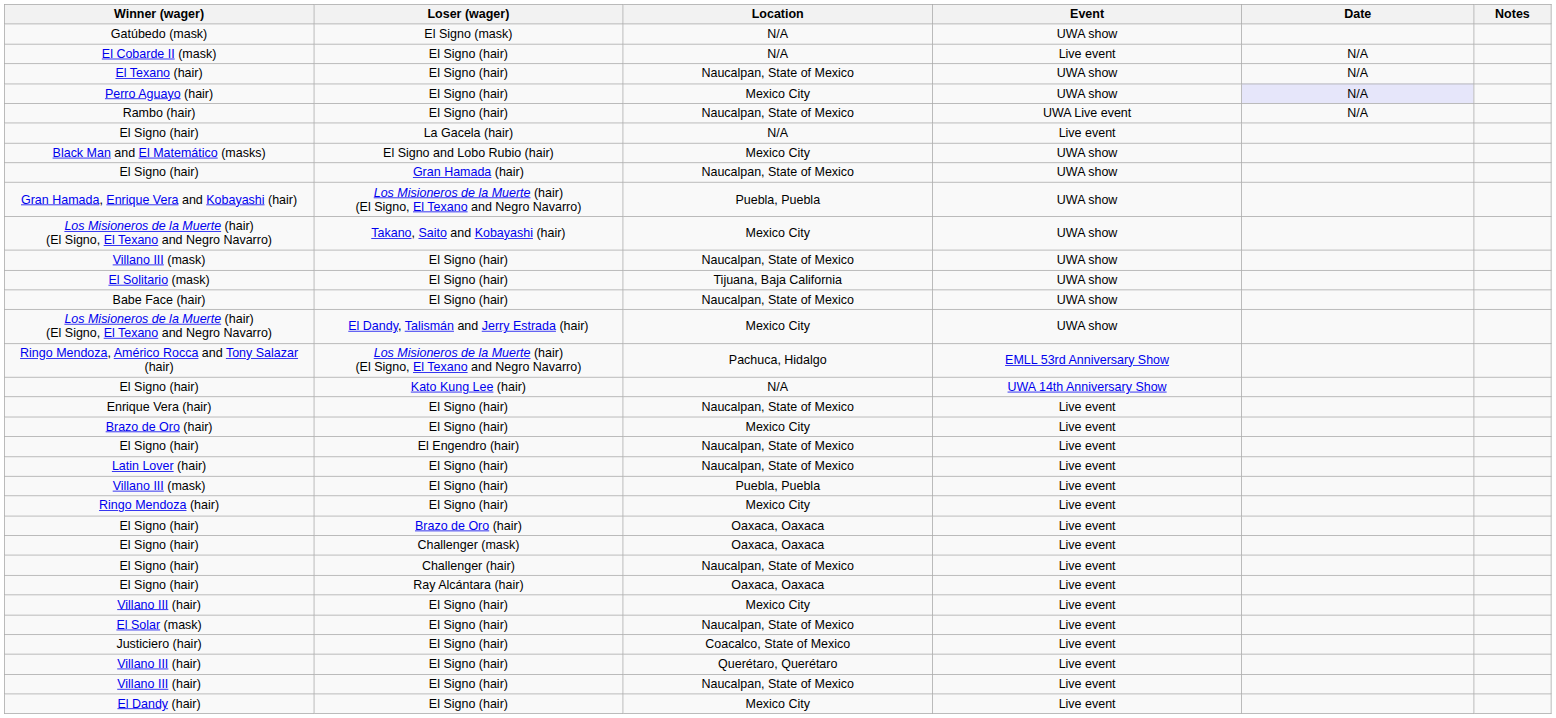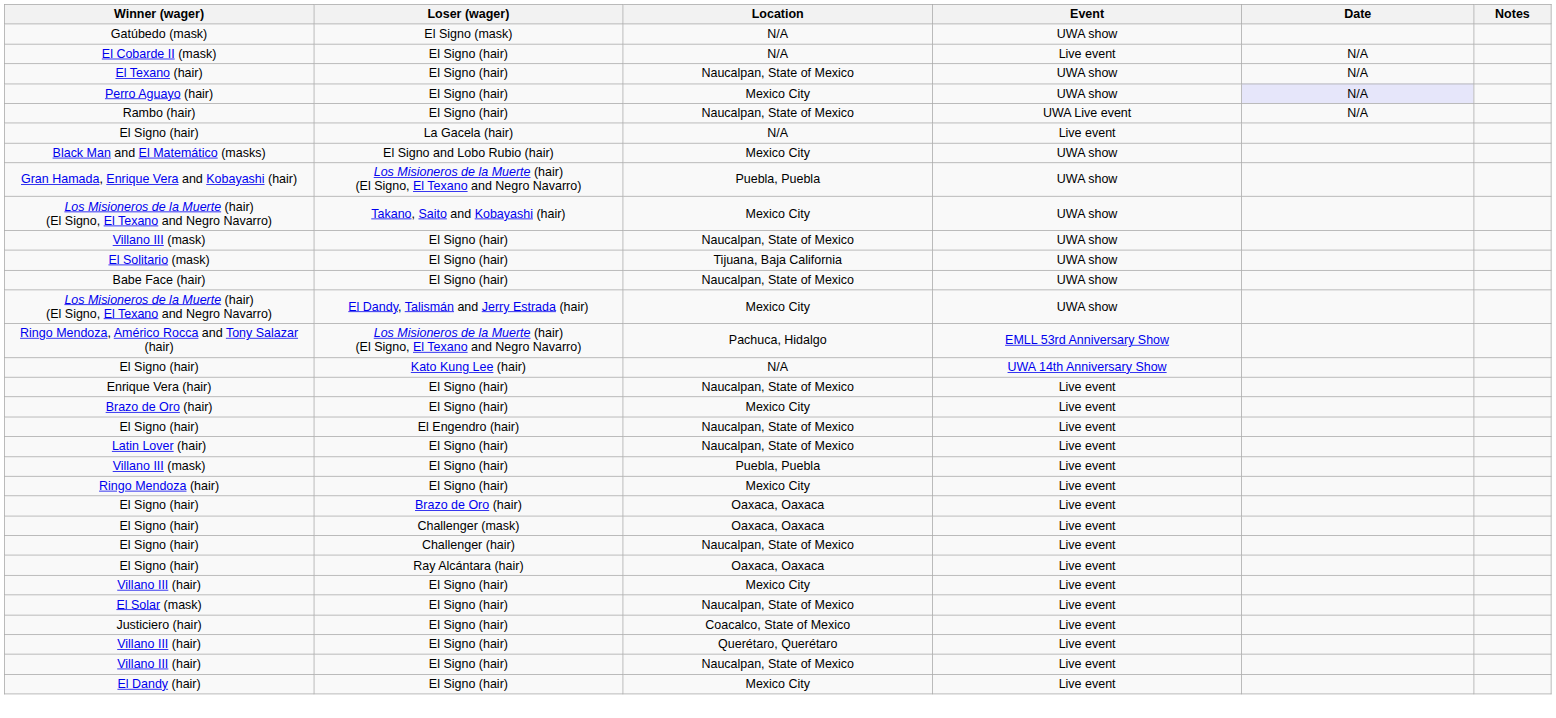- row: (159, 172)
